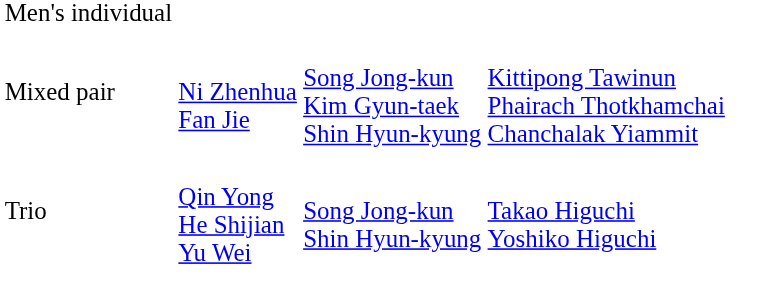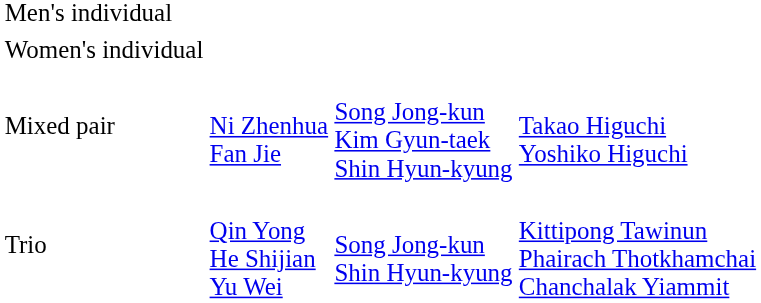+ row: (104, 49)
(606, 106) Kittipong Tawinun Phairach Thotkhamchai Chanchalak Yiammit -> (603, 140) Takao Higuchi Yoshiko Higuchi
(572, 224) Takao Higuchi Yoshiko Higuchi -> (637, 258) Kittipong Tawinun Phairach Thotkhamchai Chanchalak Yiammit
